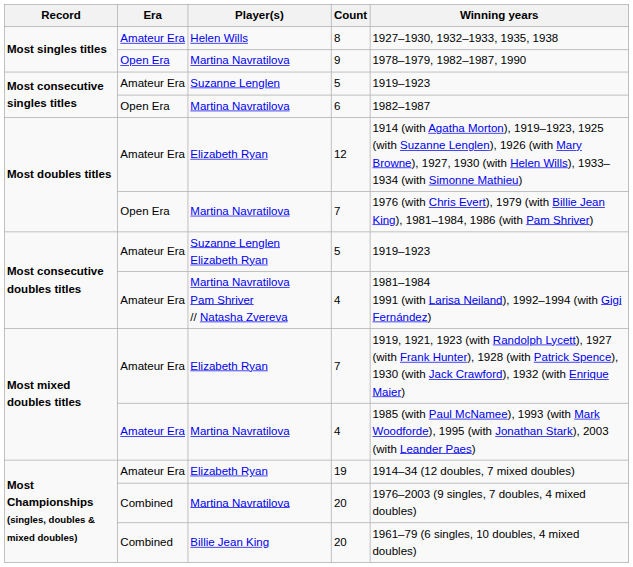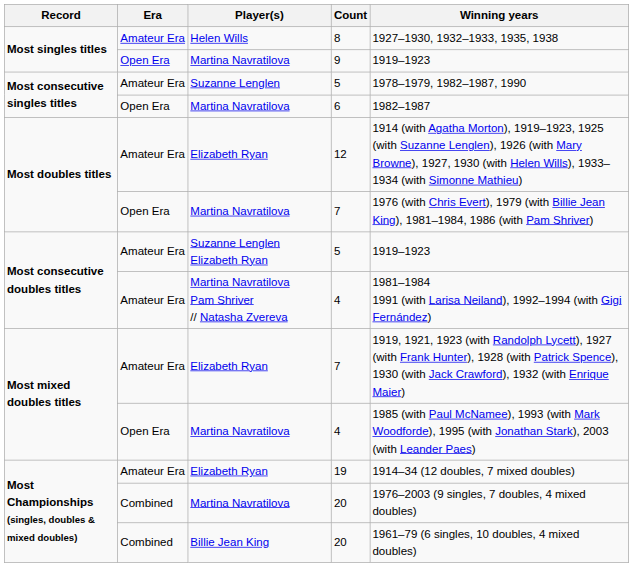(449, 60) 1978–1979, 1982–1987, 1990 -> (401, 60) 1919–1923
(401, 83) 1919–1923 -> (449, 83) 1978–1979, 1982–1987, 1990
(153, 431) Amateur Era -> (145, 431) Open Era
